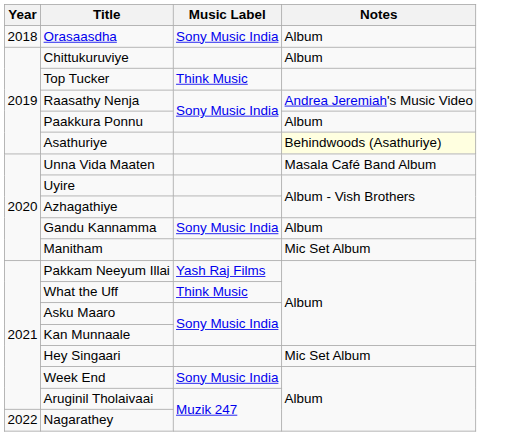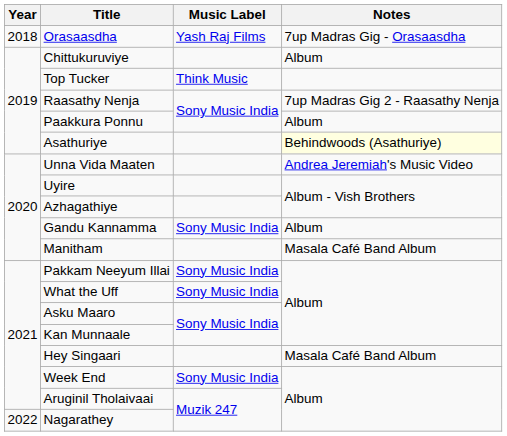(227, 36) Sony Music India -> (221, 36) Yash Raj Films
(304, 36) Album -> (375, 36) 7up Madras Gig - Orasaasdha
(379, 100) Andrea Jeremiah's Music Video -> (392, 100) 7up Madras Gig 2 - Raasathy Nenja
(360, 164) Masala Café Band Album -> (379, 164) Andrea Jeremiah's Music Video
(328, 249) Mic Set Album -> (360, 249) Masala Café Band Album
(221, 270) Yash Raj Films -> (227, 270) Sony Music India
(212, 292) Think Music -> (227, 292) Sony Music India
(328, 356) Mic Set Album -> (360, 356) Masala Café Band Album
